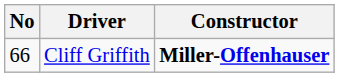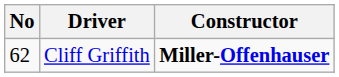(20, 55) 66 -> (20, 55) 62
